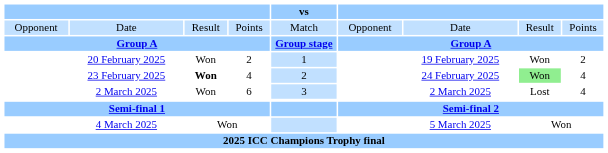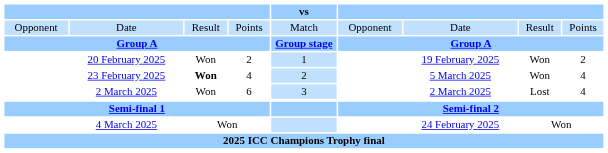(460, 75) 24 February 2025 -> (460, 75) 5 March 2025
(540, 75) lightgreen background -> (540, 75) no background
(460, 125) 5 March 2025 -> (460, 125) 24 February 2025
